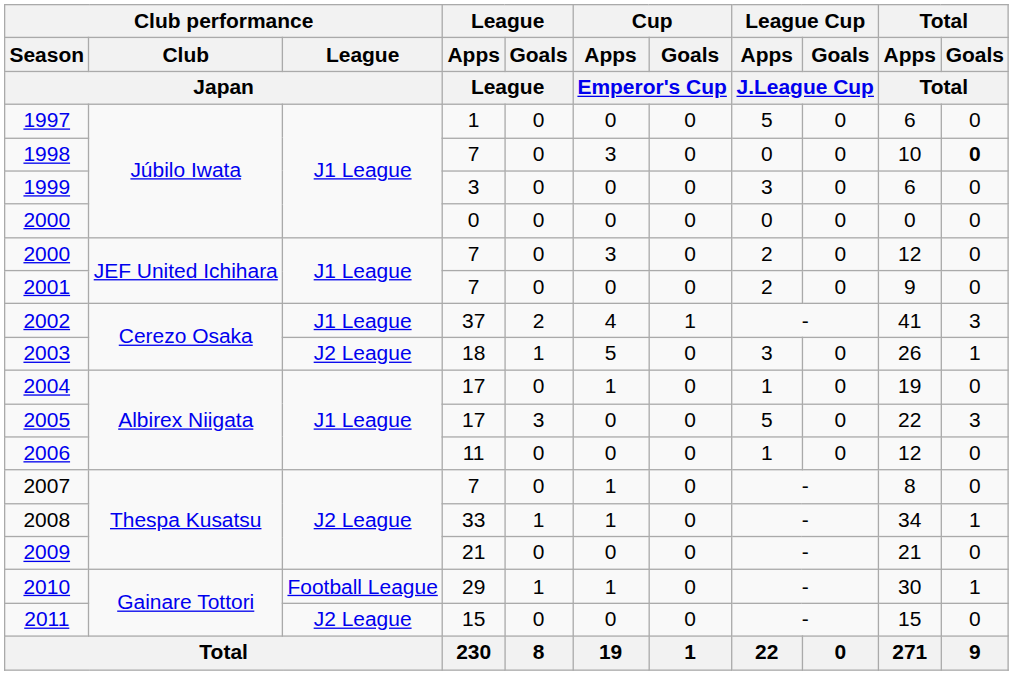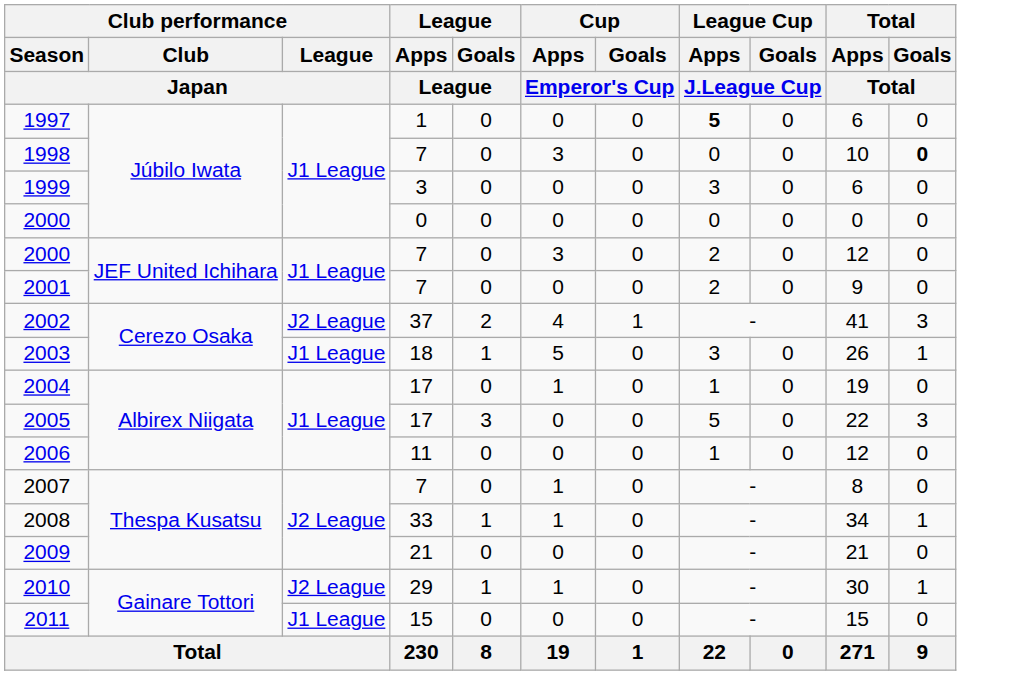(767, 120) normal -> (714, 120) bold
(363, 320) J1 League -> (336, 320) J2 League
(363, 353) J2 League -> (336, 353) J1 League
(363, 586) Football League -> (336, 586) J2 League
(363, 619) J2 League -> (336, 619) J1 League
